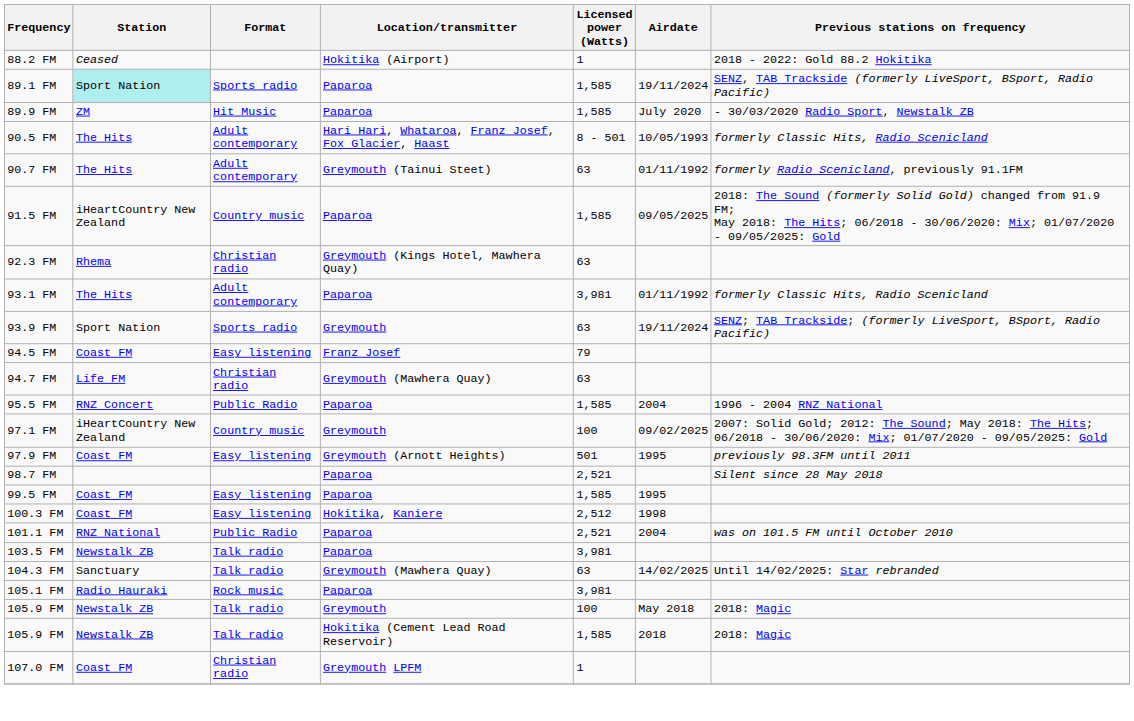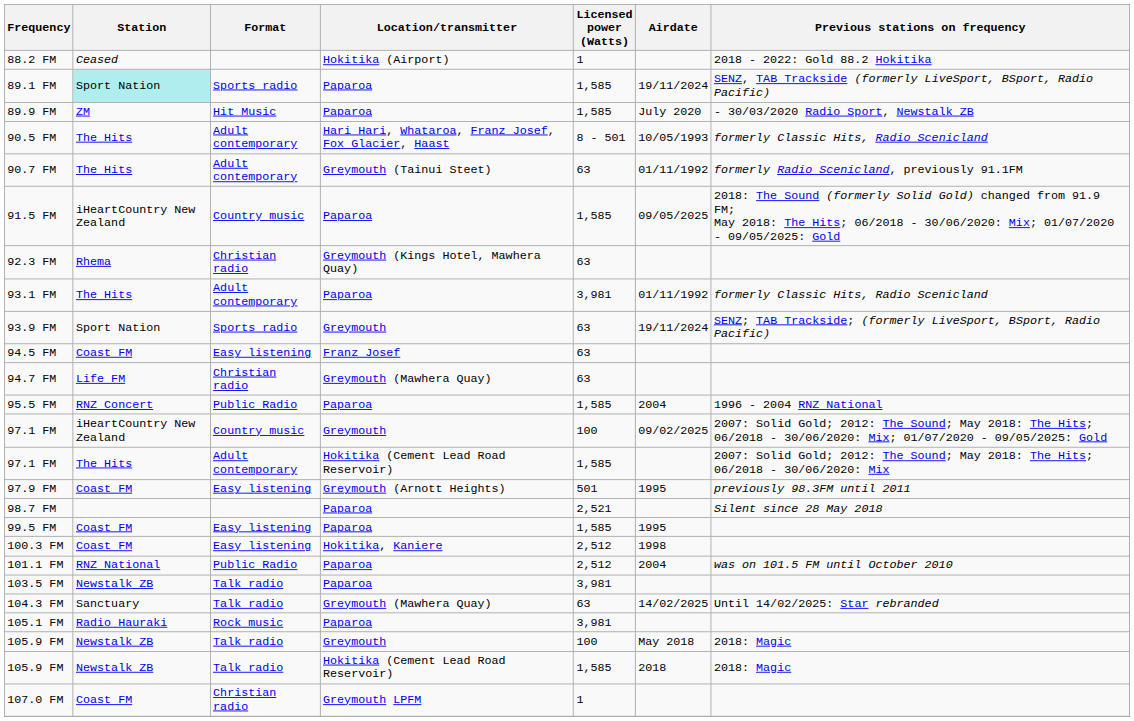(583, 353) 79 -> (583, 353) 63
+ row: (32, 463)
(594, 533) 2,521 -> (594, 565) 2,512
